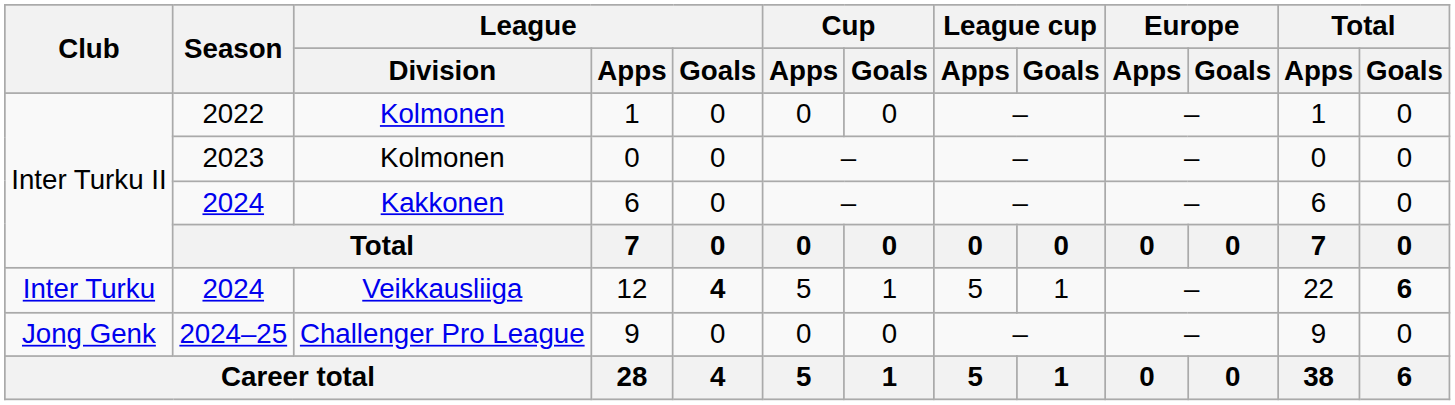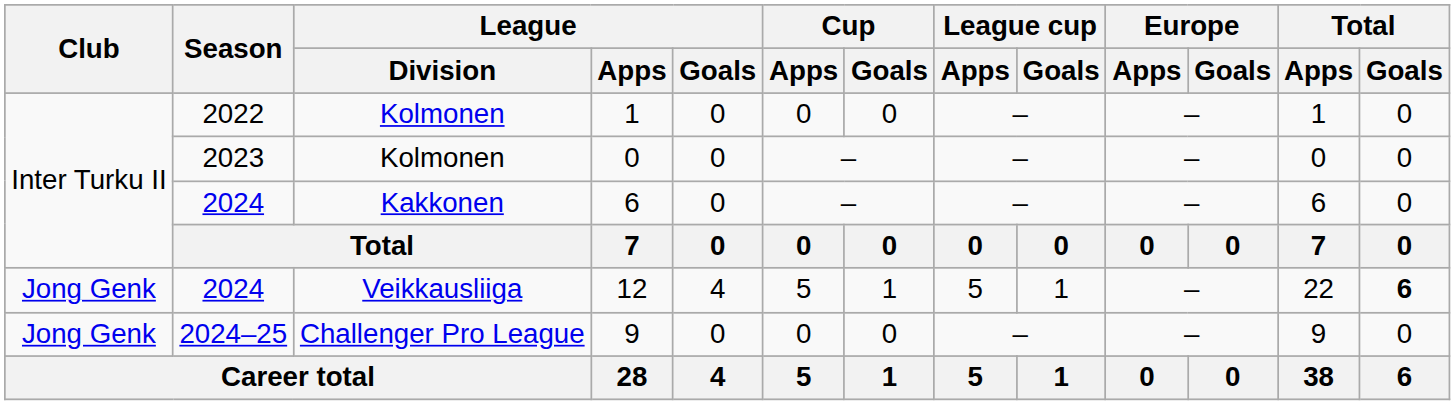(89, 289) Inter Turku -> (89, 289) Jong Genk
(718, 289) bold -> (718, 289) normal
